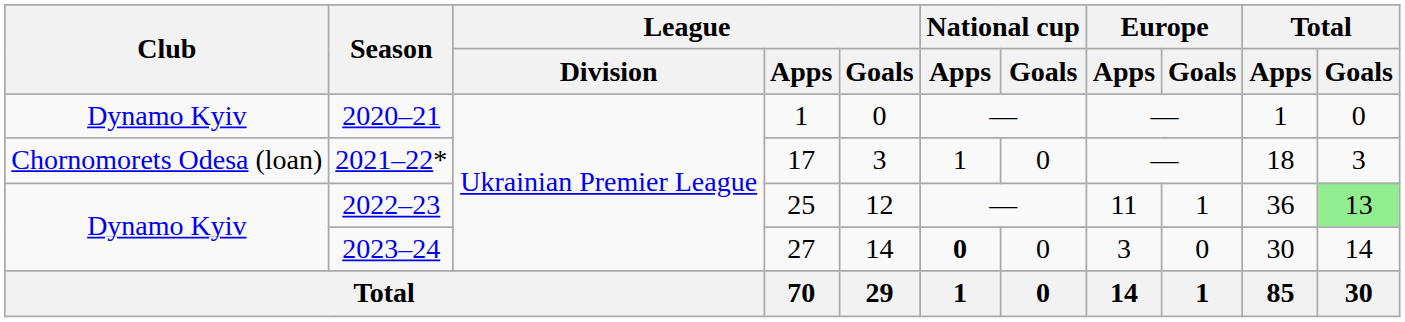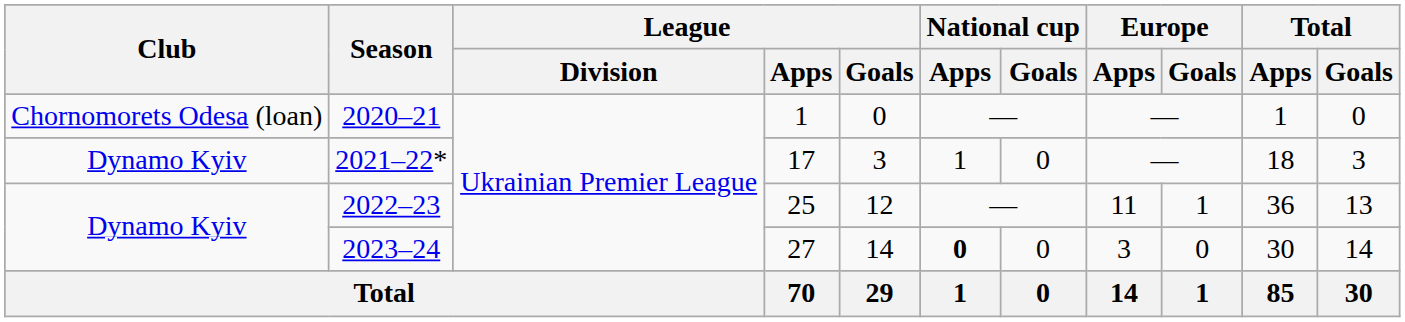(167, 115) Dynamo Kyiv -> (167, 115) Chornomorets Odesa (loan)
(167, 159) Chornomorets Odesa (loan) -> (167, 159) Dynamo Kyiv
(1359, 204) lightgreen background -> (1359, 204) no background
